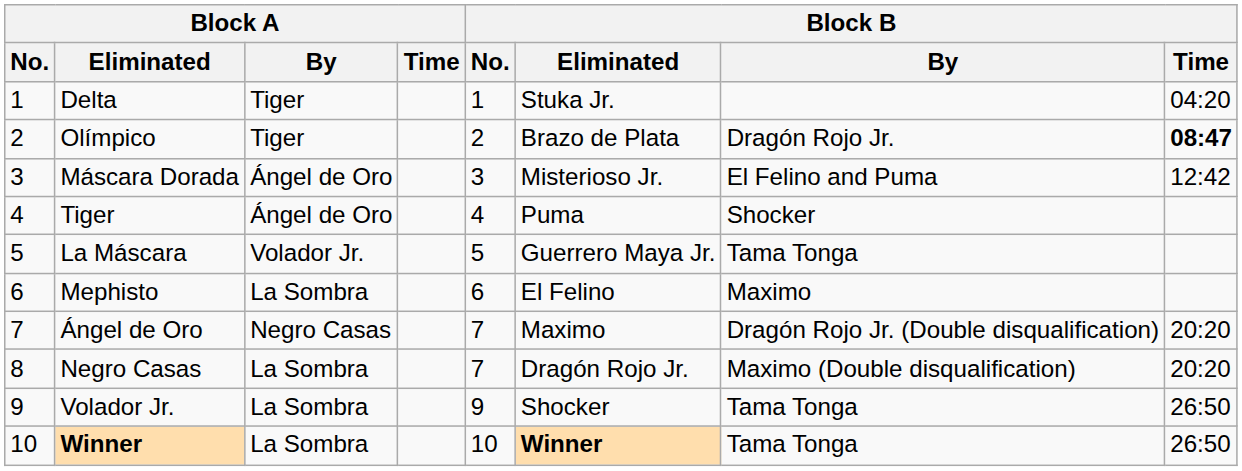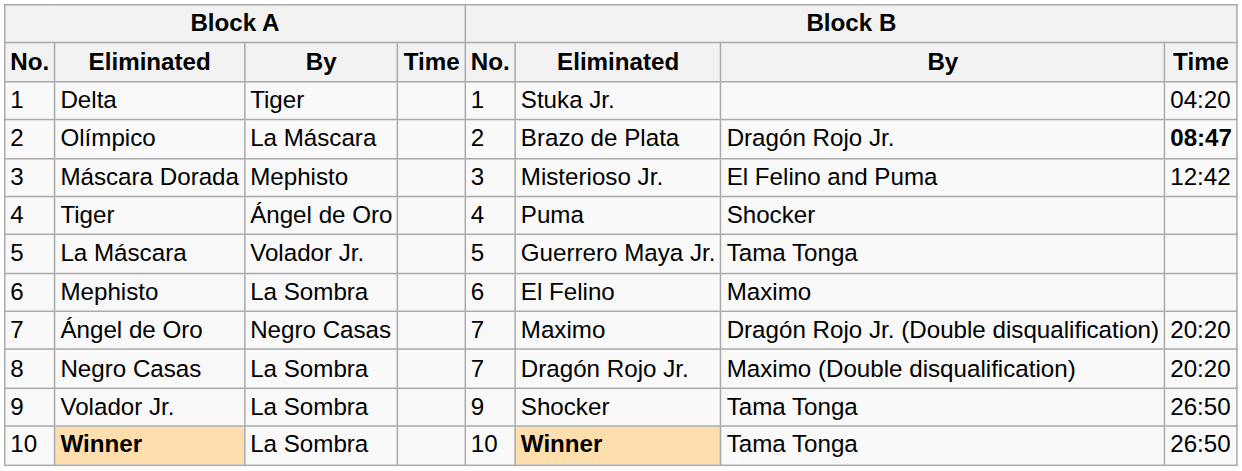(277, 138) Tiger -> (313, 138) La Máscara
(321, 176) Ángel de Oro -> (299, 176) Mephisto
